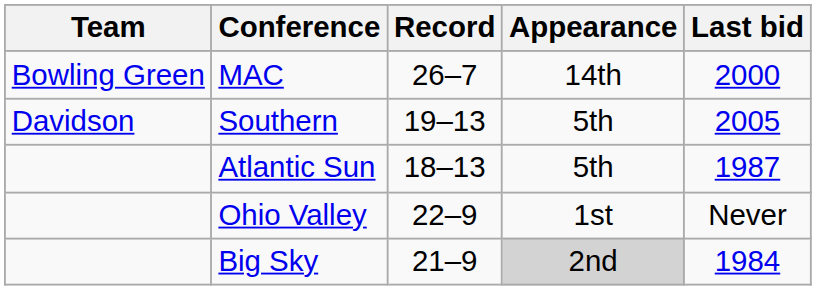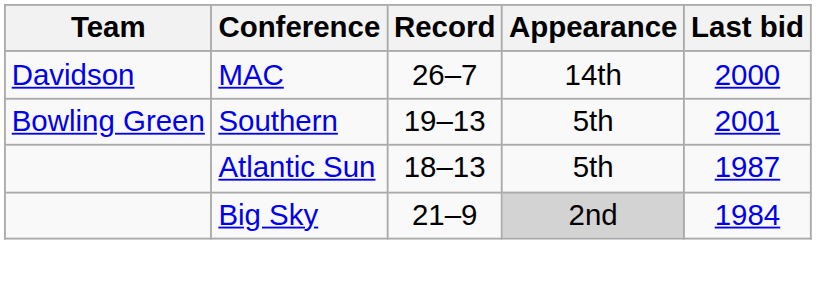(108, 74) Bowling Green -> (73, 74) Davidson
(73, 121) Davidson -> (108, 121) Bowling Green
(747, 121) 2005 -> (747, 121) 2001
- row: (293, 214)
